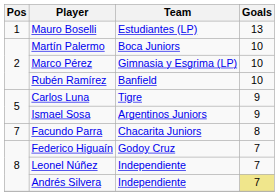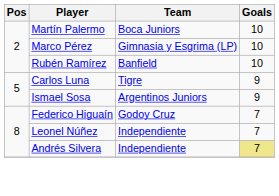- row: (64, 30)
- row: (67, 132)
